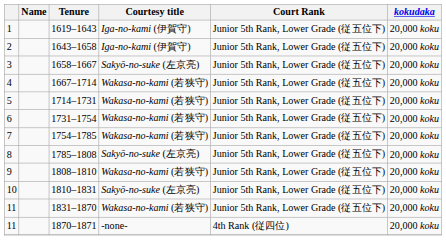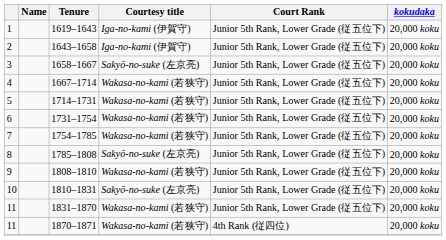(114, 226) -none- -> (155, 225) Wakasa-no-kami (若狭守)
